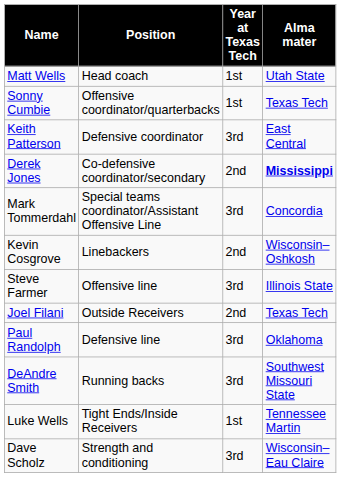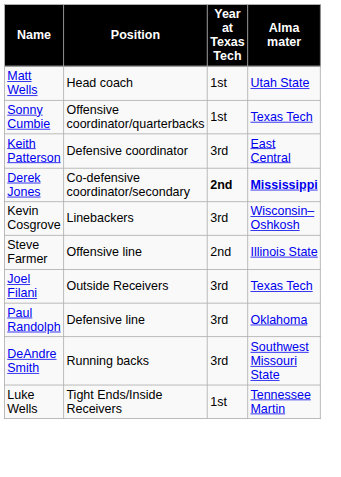(236, 170) normal -> (221, 184) bold
- row: (42, 211)
(236, 252) 2nd -> (219, 218) 3rd
(235, 286) 3rd -> (221, 252) 2nd
(236, 313) 2nd -> (219, 286) 3rd
- row: (26, 455)
